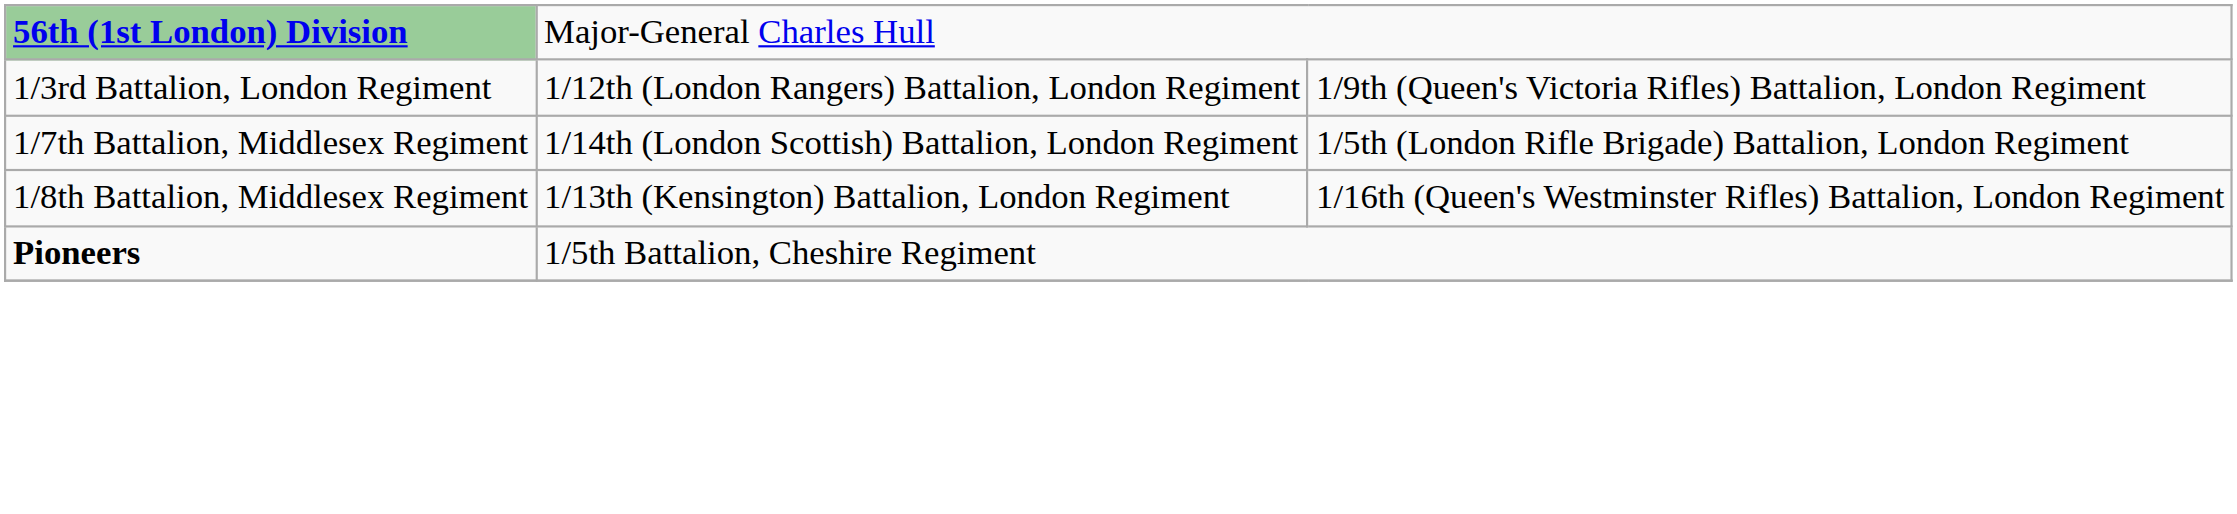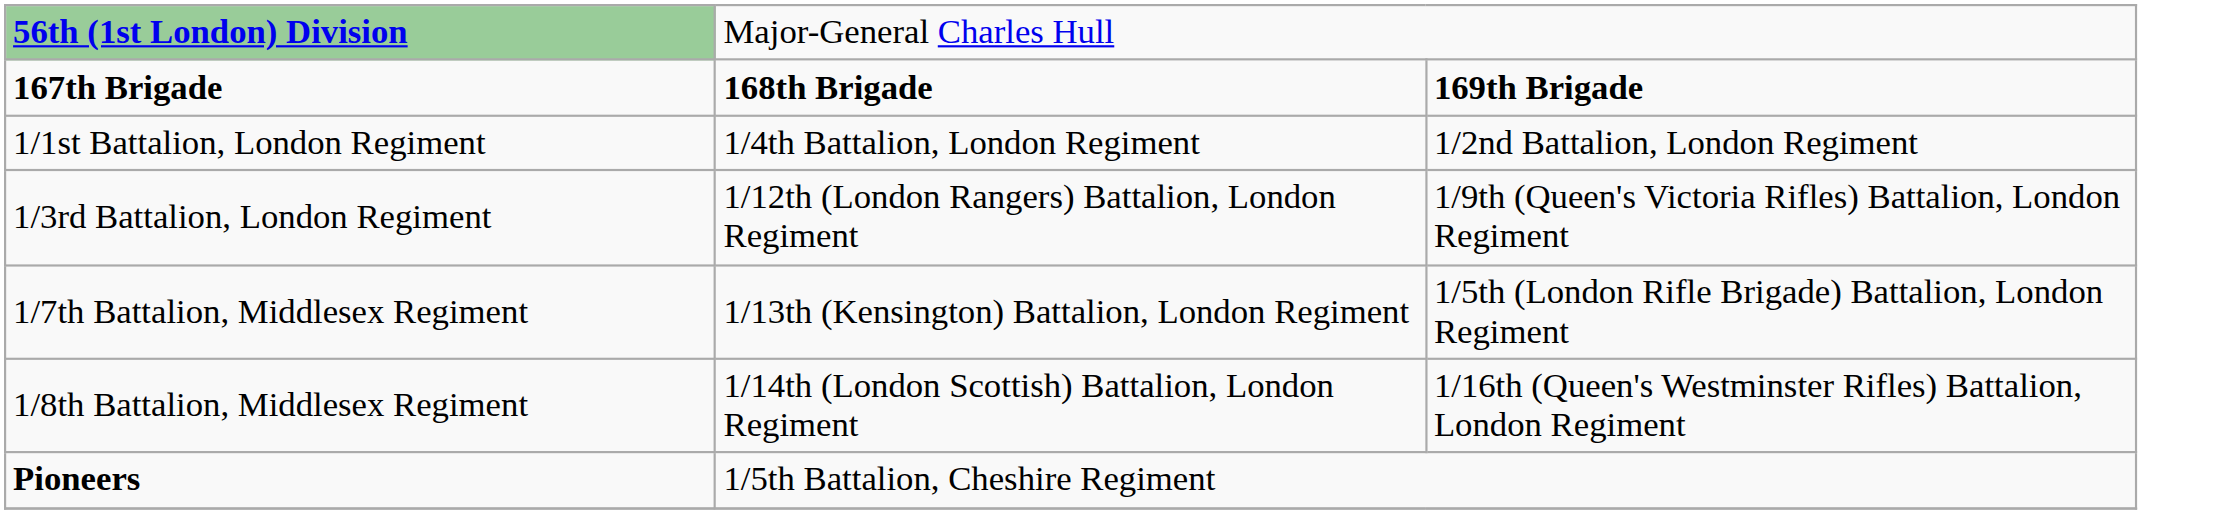+ row: (118, 87)
+ row: (249, 142)
(921, 142) 1/14th (London Scottish) Battalion, London Regiment -> (1066, 310) 1/13th (Kensington) Battalion, London Regiment
(887, 197) 1/13th (Kensington) Battalion, London Regiment -> (1029, 405) 1/14th (London Scottish) Battalion, London Regiment
